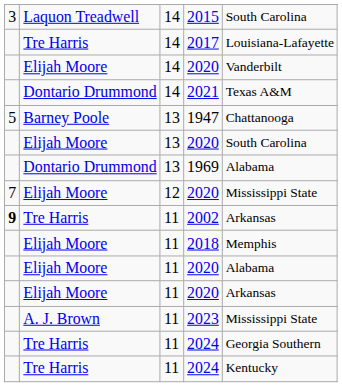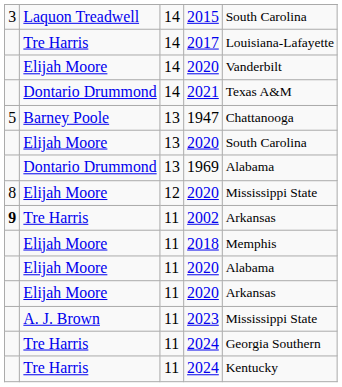(12, 192) 7 -> (12, 192) 8
